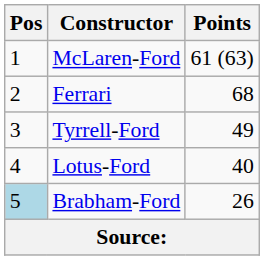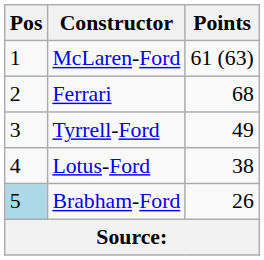(243, 165) 40 -> (243, 165) 38
